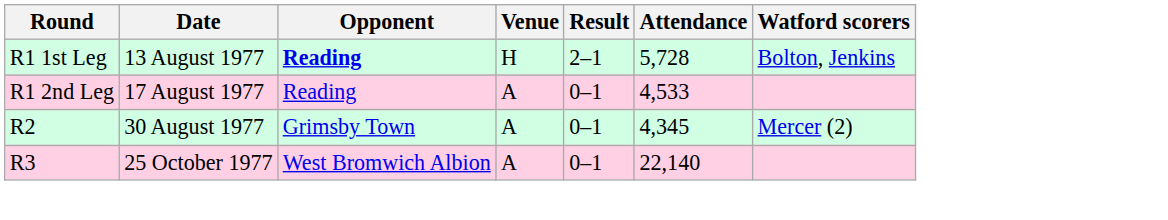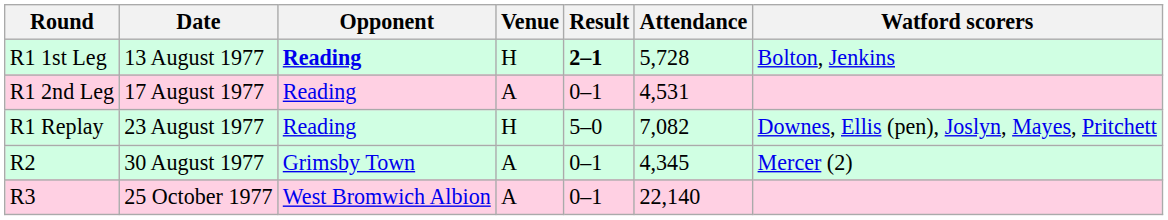(586, 57) normal -> (586, 57) bold
(664, 92) 4,533 -> (664, 92) 4,531
+ row: (57, 127)
